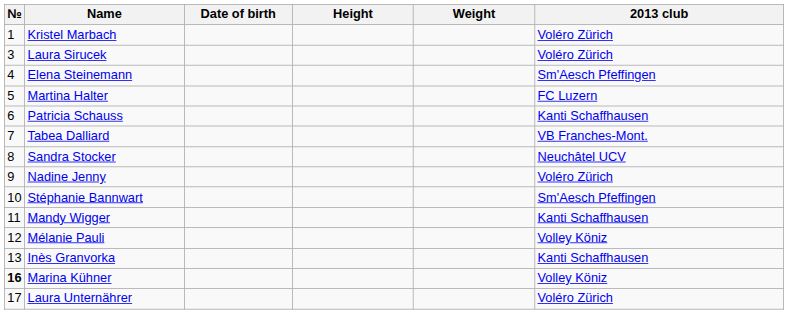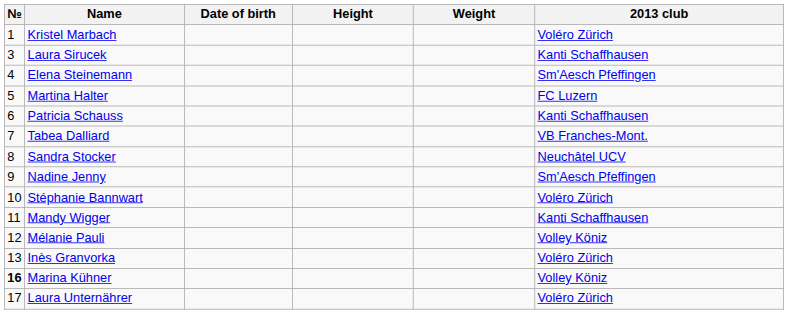(575, 55) Voléro Zürich -> (593, 55) Kanti Schaffhausen
(575, 177) Voléro Zürich -> (597, 177) Sm'Aesch Pfeffingen
(597, 197) Sm'Aesch Pfeffingen -> (575, 197) Voléro Zürich
(593, 258) Kanti Schaffhausen -> (575, 258) Voléro Zürich
